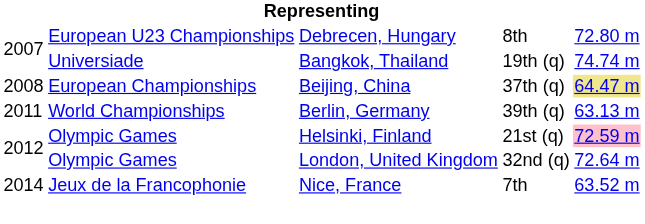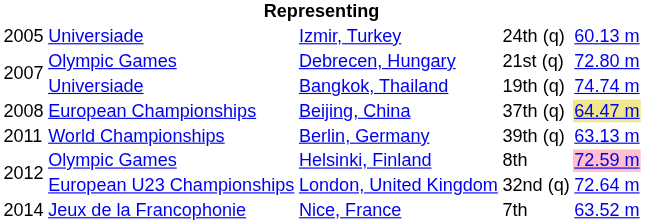+ row: (350, 36)
(171, 36) European U23 Championships -> (112, 61) Olympic Games
(515, 36) 8th -> (533, 61) 21st (q)
(533, 135) 21st (q) -> (515, 160) 8th
(112, 160) Olympic Games -> (171, 185) European U23 Championships
